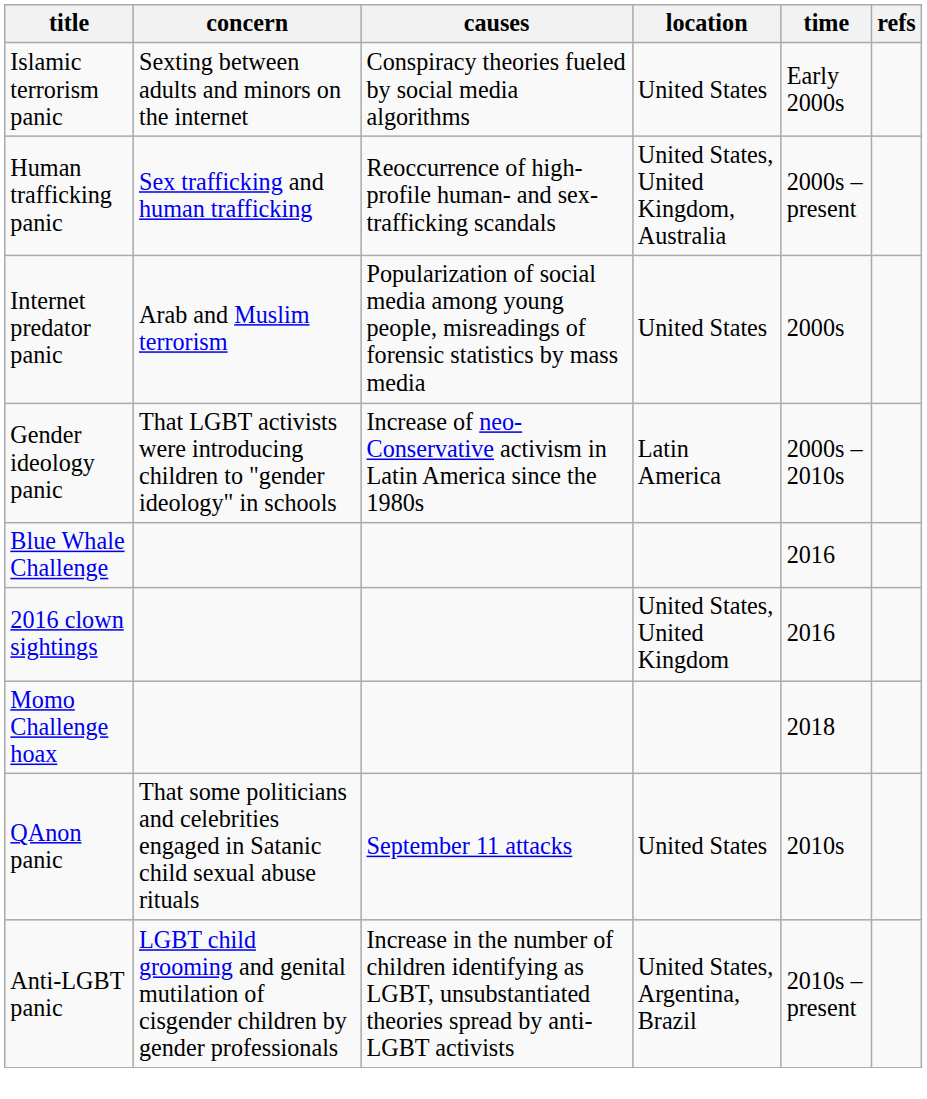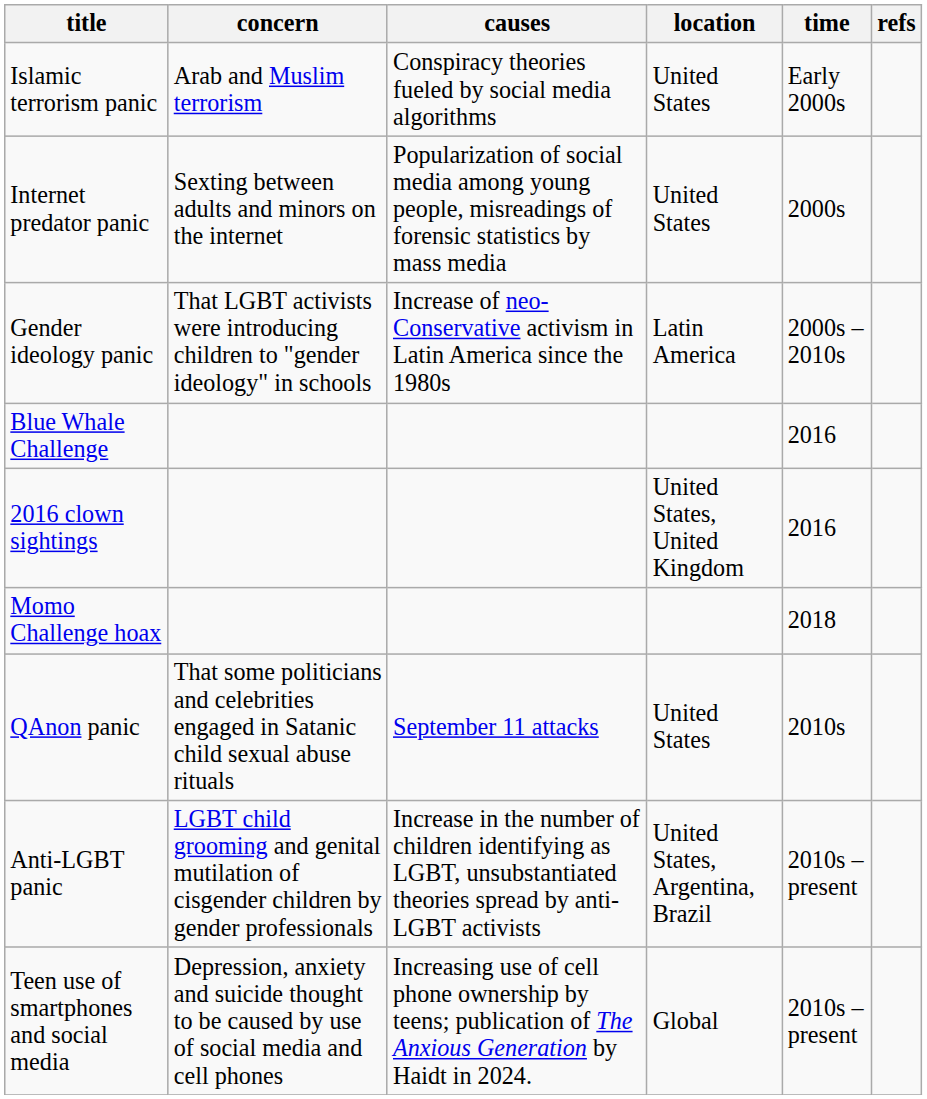(240, 89) Sexting between adults and minors on the internet -> (259, 89) Arab and Muslim terrorism
- row: (61, 195)
(224, 328) Arab and Muslim terrorism -> (275, 209) Sexting between adults and minors on the internet
+ row: (71, 1020)
